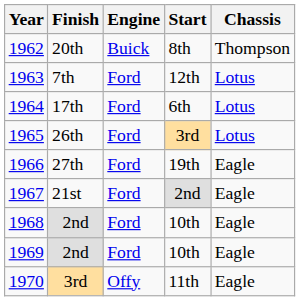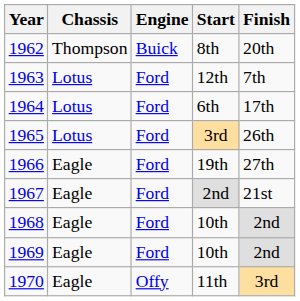columns swapped: (252, 19) <-> (76, 19)
